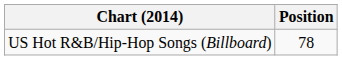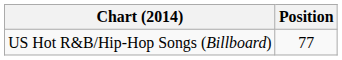(306, 42) 78 -> (306, 42) 77
